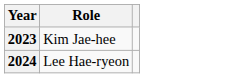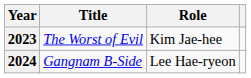+ column: (93, 15)
